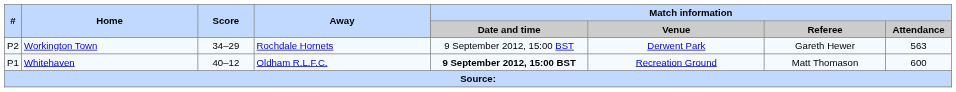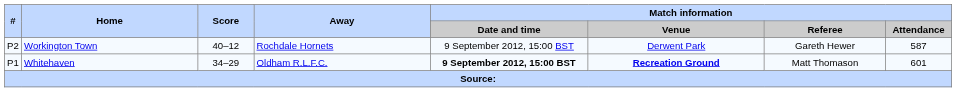(226, 46) 34–29 -> (226, 46) 40–12
(919, 46) 563 -> (919, 46) 587
(226, 62) 40–12 -> (226, 62) 34–29
(676, 62) normal -> (676, 62) bold
(919, 62) 600 -> (919, 62) 601
